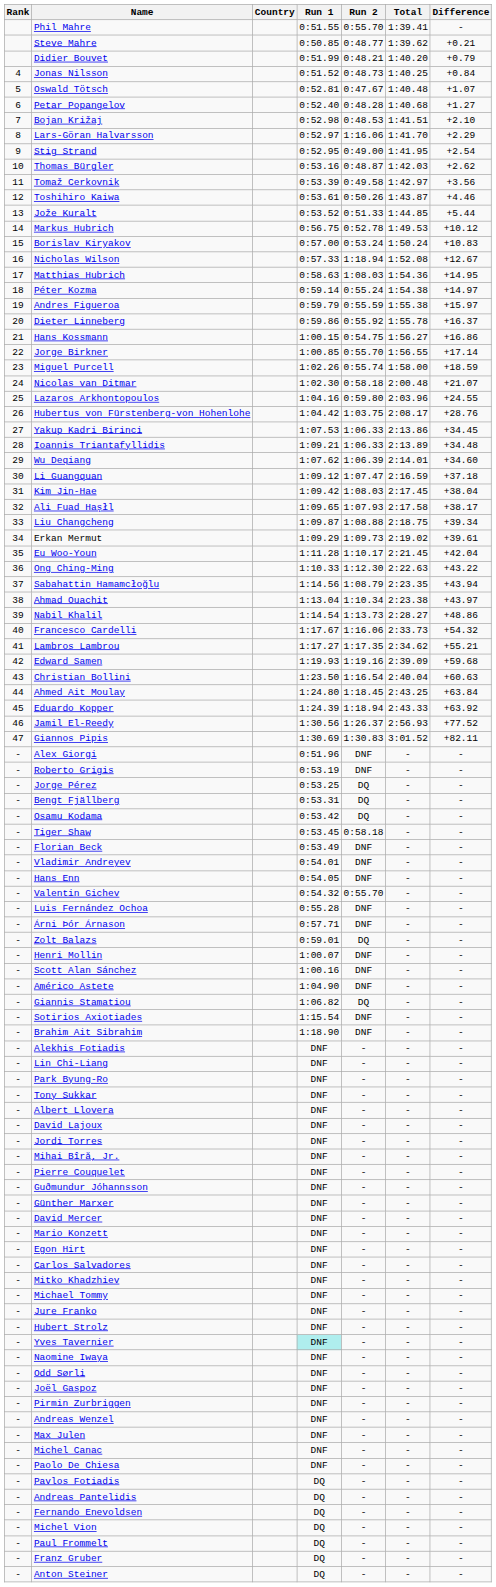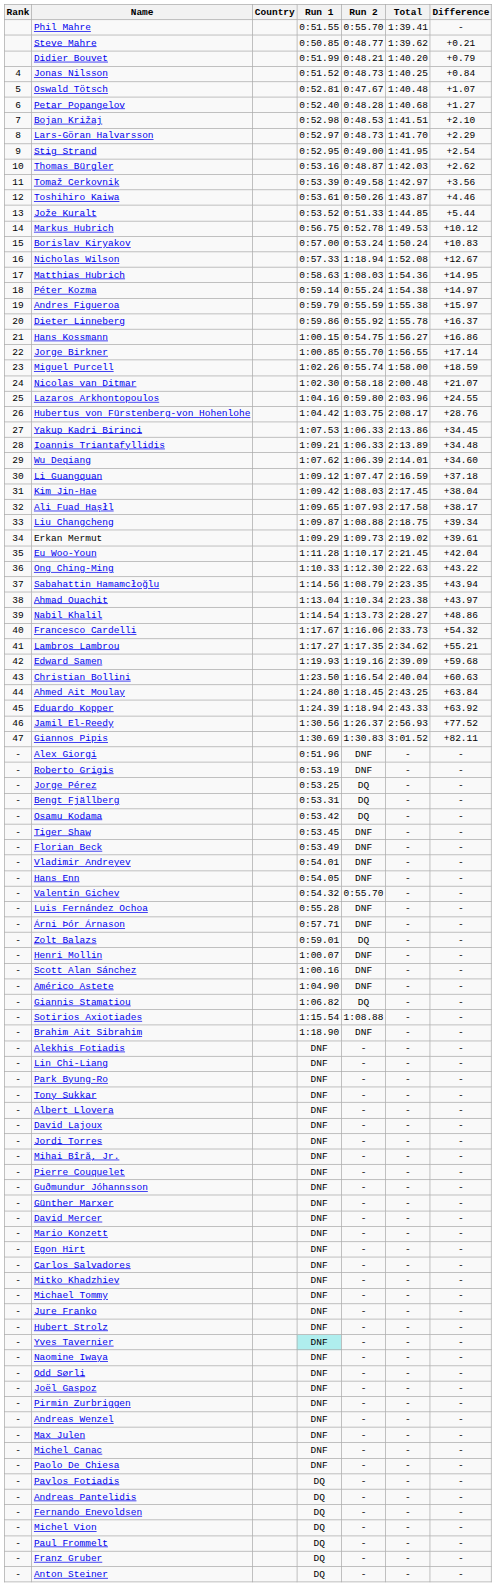(364, 136) 1:16.06 -> (364, 136) 0:48.73
(364, 832) 0:58.18 -> (364, 832) DNF
(364, 1017) DNF -> (364, 1017) 1:08.88
